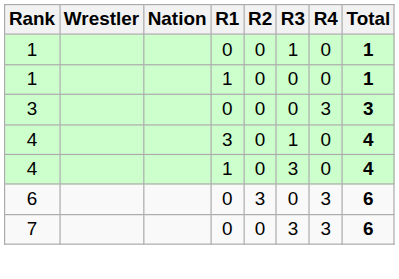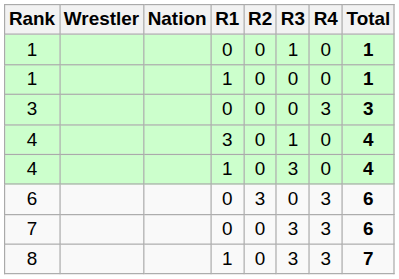+ row: (32, 259)
